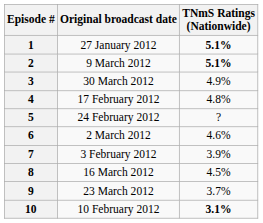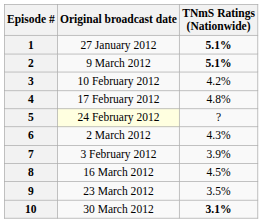(118, 81) 30 March 2012 -> (118, 81) 10 February 2012
(219, 81) 4.9% -> (219, 81) 4.2%
(118, 117) no background -> (118, 117) lightyellow background
(219, 136) 4.6% -> (219, 136) 4.3%
(219, 191) 3.7% -> (219, 191) 3.5%
(118, 209) 10 February 2012 -> (118, 209) 30 March 2012
